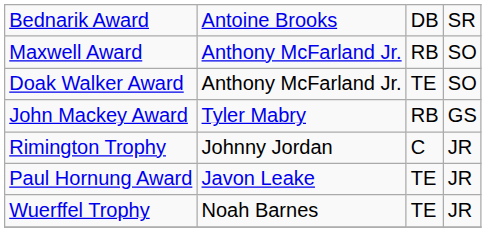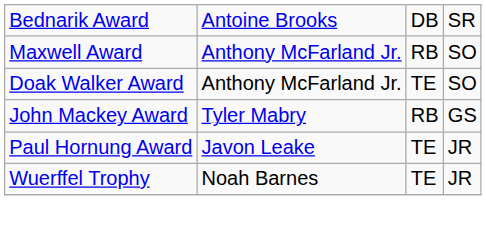- row: (88, 147)
